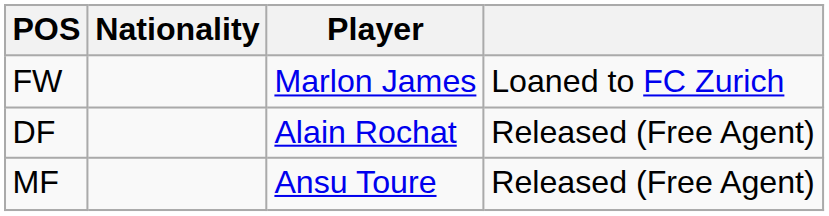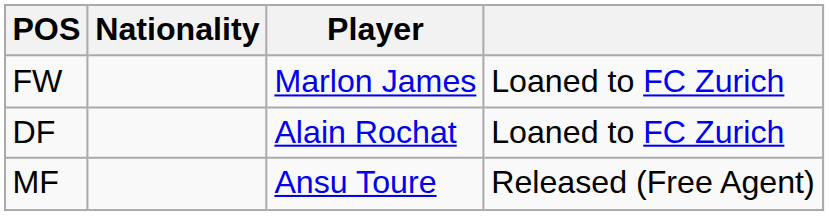(653, 132) Released (Free Agent) -> (638, 132) Loaned to FC Zurich
